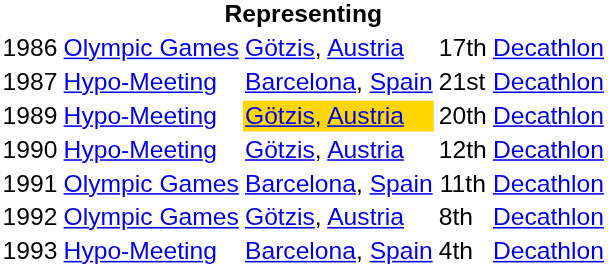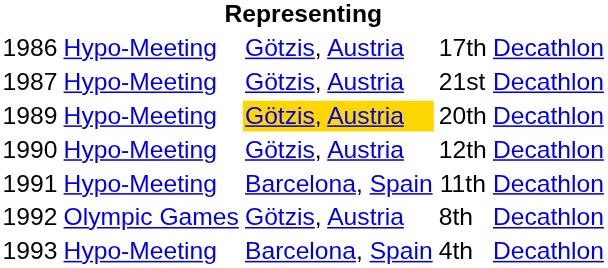(151, 48) Olympic Games -> (140, 48) Hypo-Meeting
(339, 81) Barcelona, Spain -> (324, 81) Götzis, Austria
(151, 183) Olympic Games -> (140, 183) Hypo-Meeting
